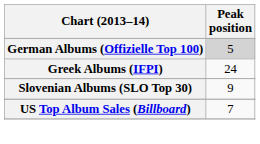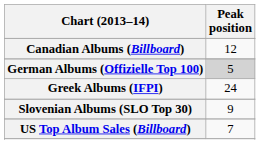+ row: (105, 48)
